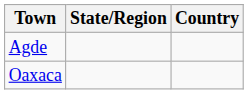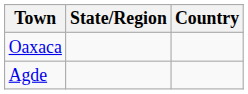rows swapped: (28, 46) <-> (35, 74)
